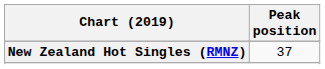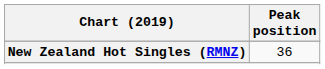(285, 52) 37 -> (285, 52) 36
